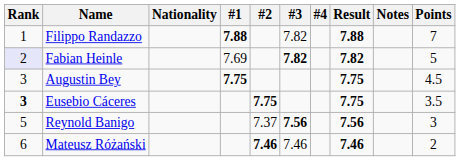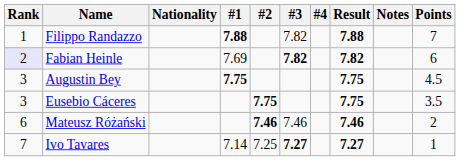(433, 58) 5 -> (433, 58) 6
(23, 101) bold -> (23, 101) normal
- row: (90, 123)
+ row: (77, 144)
